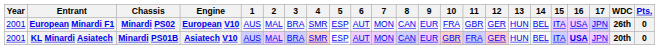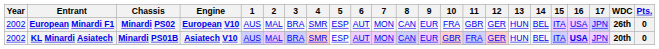(16, 24) 2001 -> (16, 24) 2002
(16, 38) 2001 -> (16, 38) 2002
